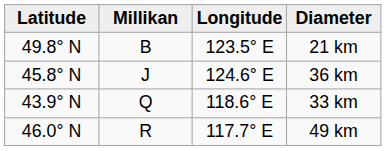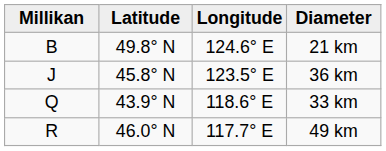columns swapped: (146, 18) <-> (52, 18)
(240, 46) 123.5° E -> (240, 46) 124.6° E
(240, 74) 124.6° E -> (240, 74) 123.5° E
